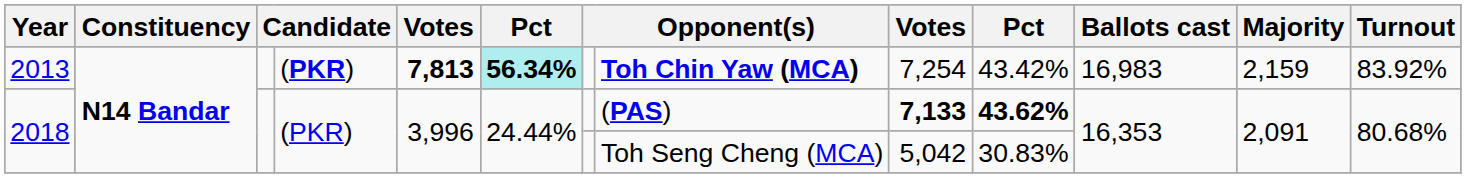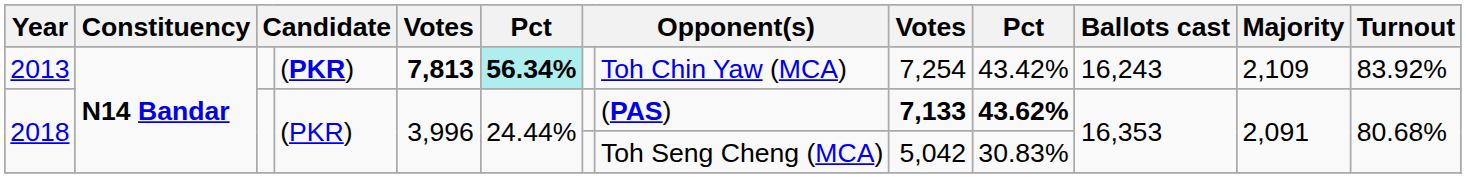(730, 68) bold -> (724, 68) normal
(1122, 68) 16,983 -> (1122, 68) 16,243
(1276, 68) 2,159 -> (1276, 68) 2,109
